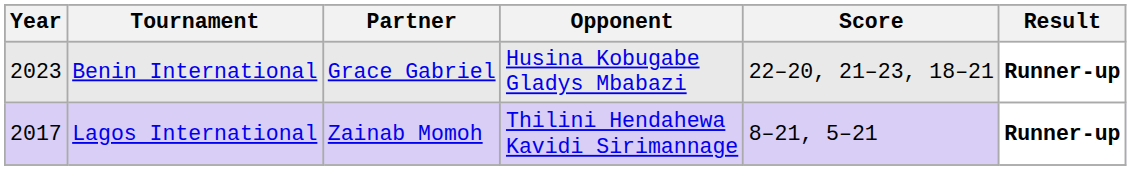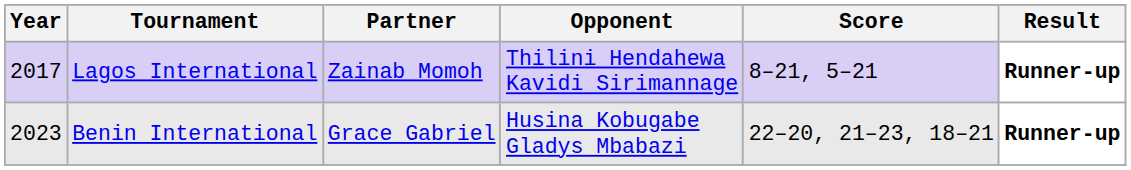rows swapped: (195, 134) <-> (195, 72)
